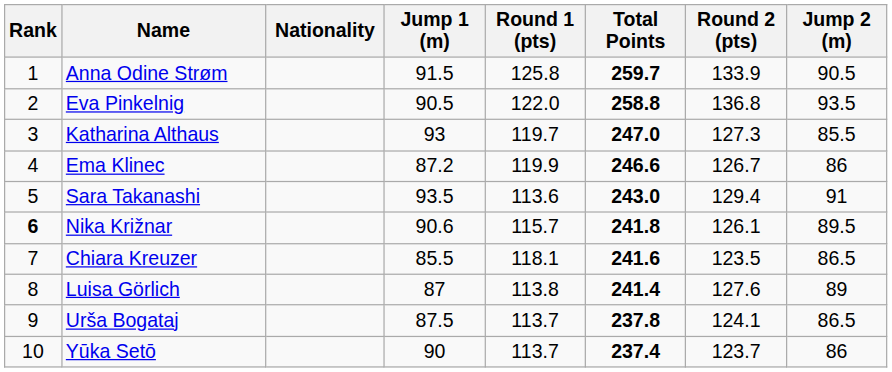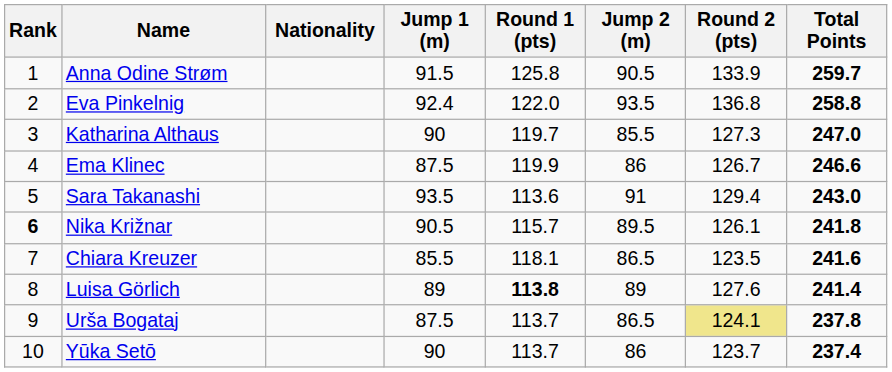columns swapped: (837, 30) <-> (636, 30)
(435, 103) 90.5 -> (435, 103) 92.4
(435, 134) 93 -> (435, 134) 90
(435, 165) 87.2 -> (435, 165) 87.5
(435, 227) 90.6 -> (435, 227) 90.5
(435, 289) 87 -> (435, 289) 89
(535, 289) normal -> (535, 289) bold
(736, 320) no background -> (736, 320) khaki background
